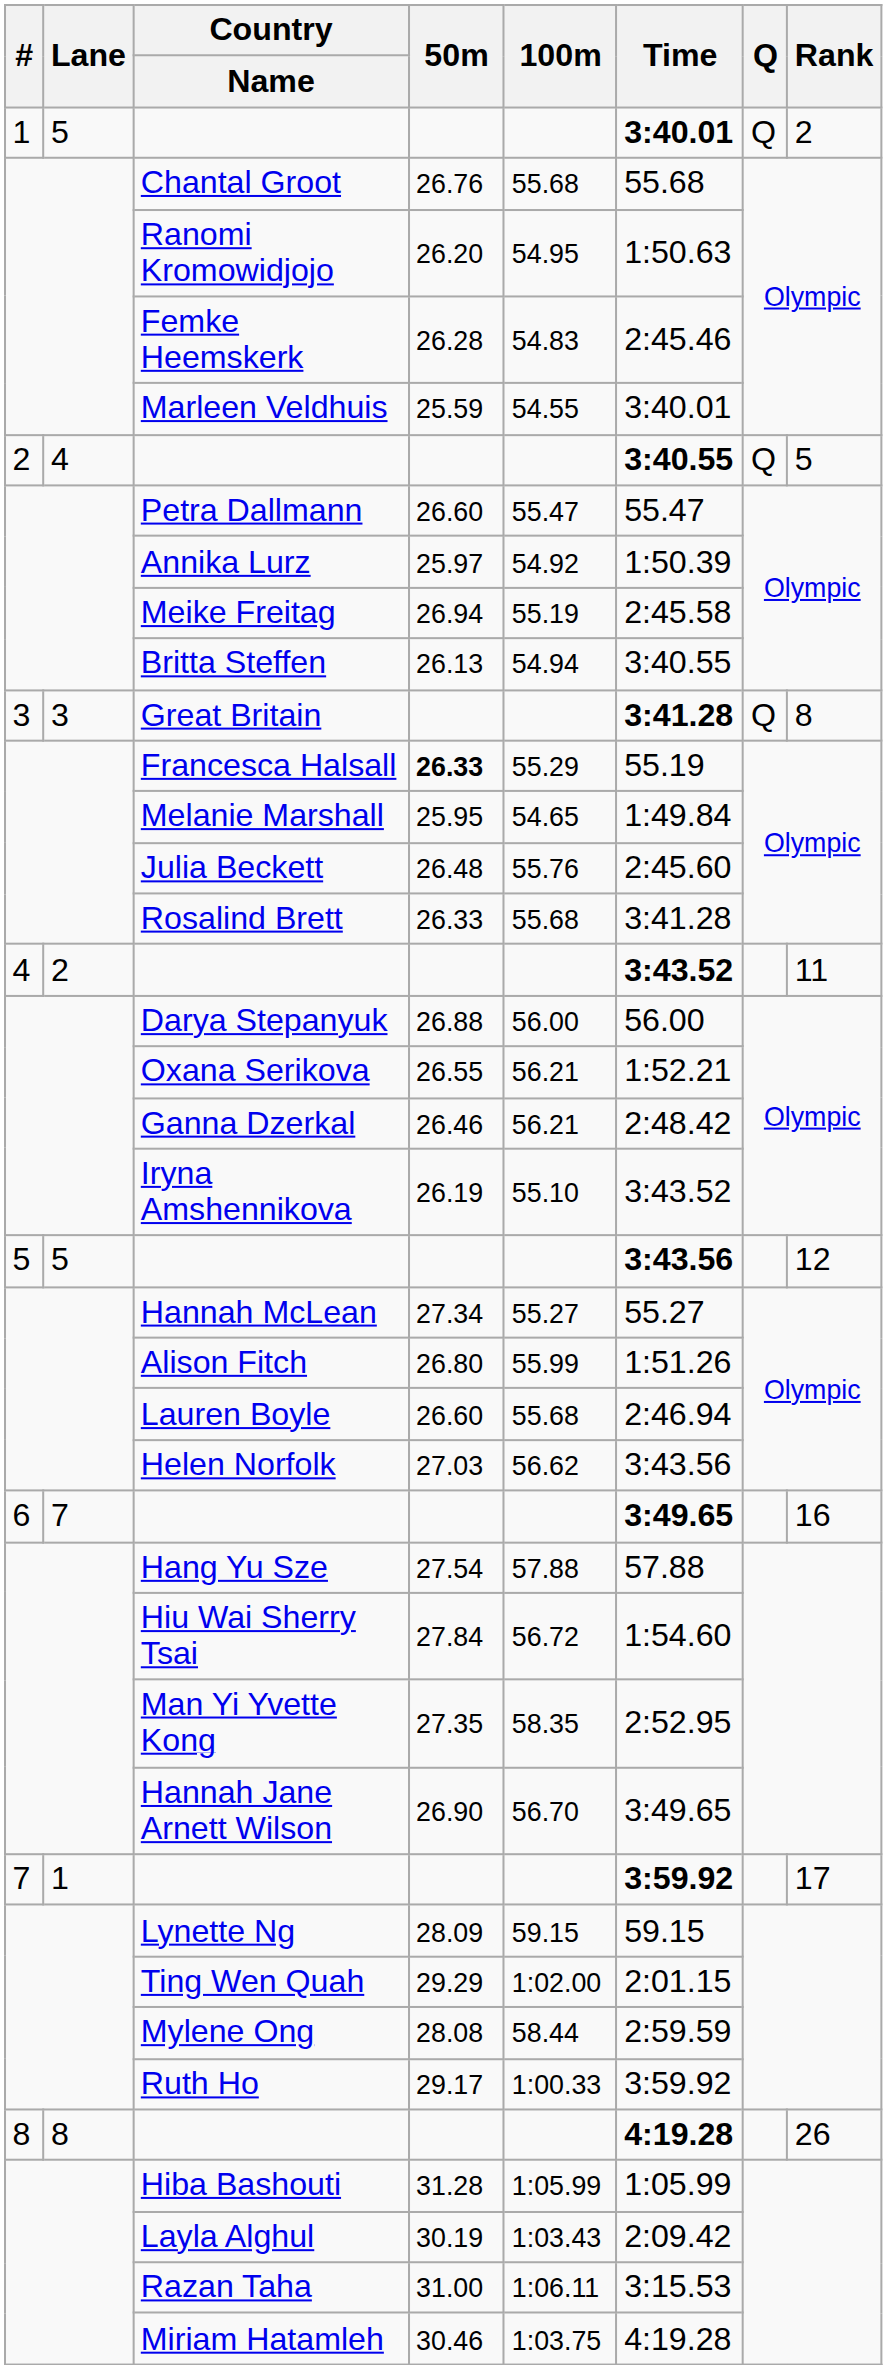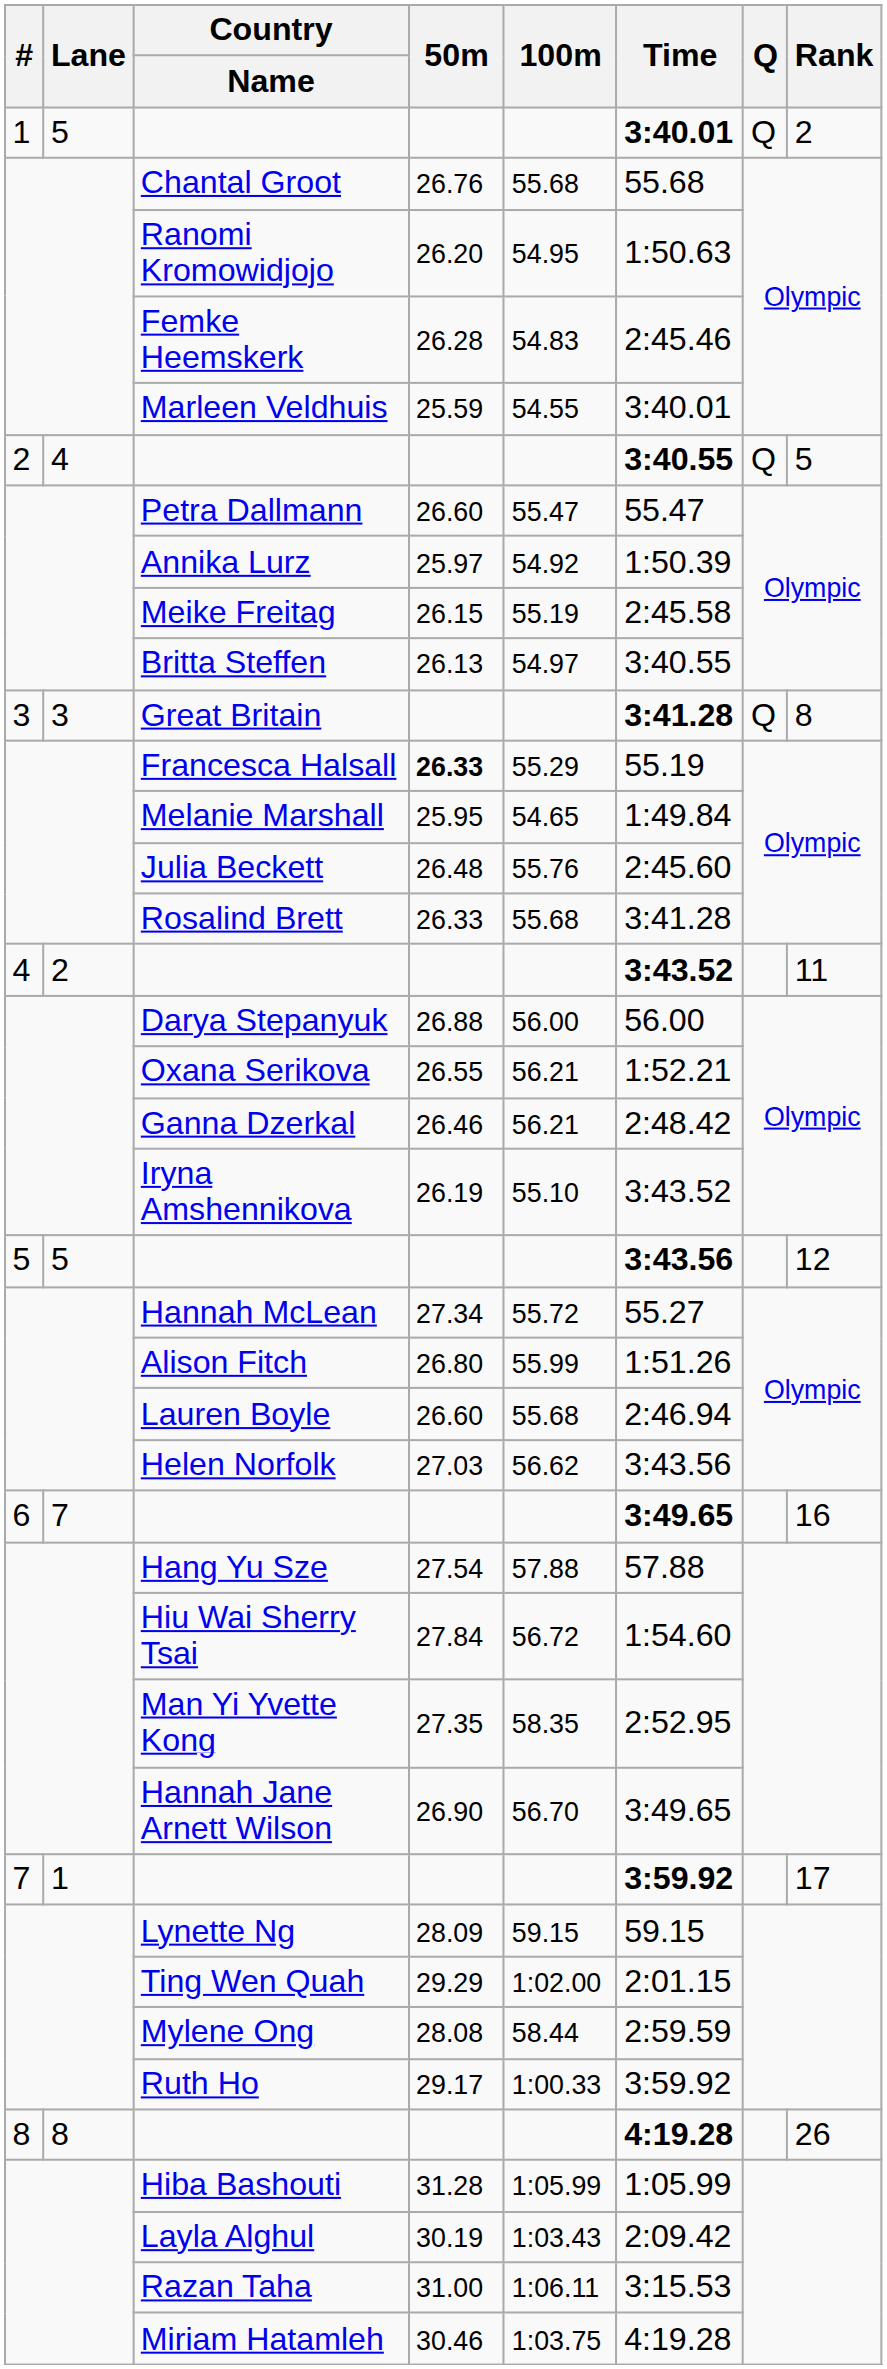(450, 614) 26.94 -> (450, 614) 26.15
(545, 665) 54.94 -> (545, 665) 54.97
(545, 1313) 55.27 -> (545, 1313) 55.72
